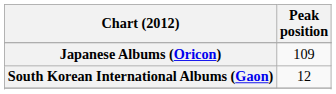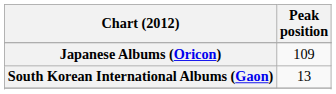(304, 76) 12 -> (304, 76) 13
